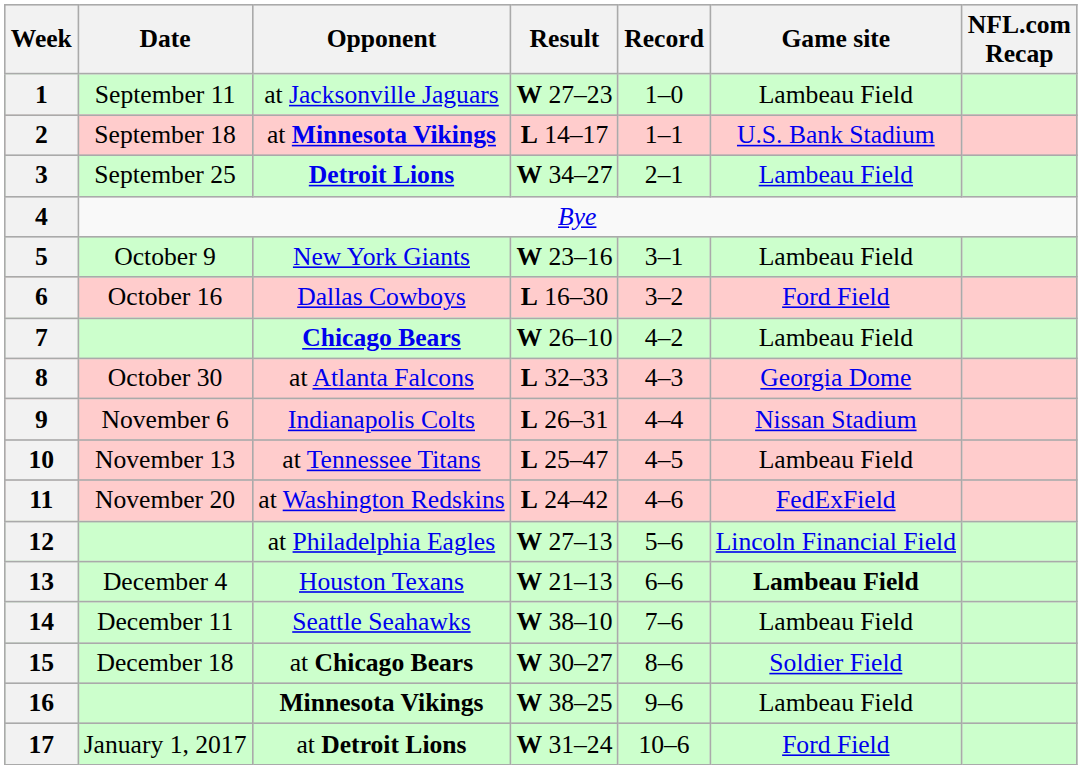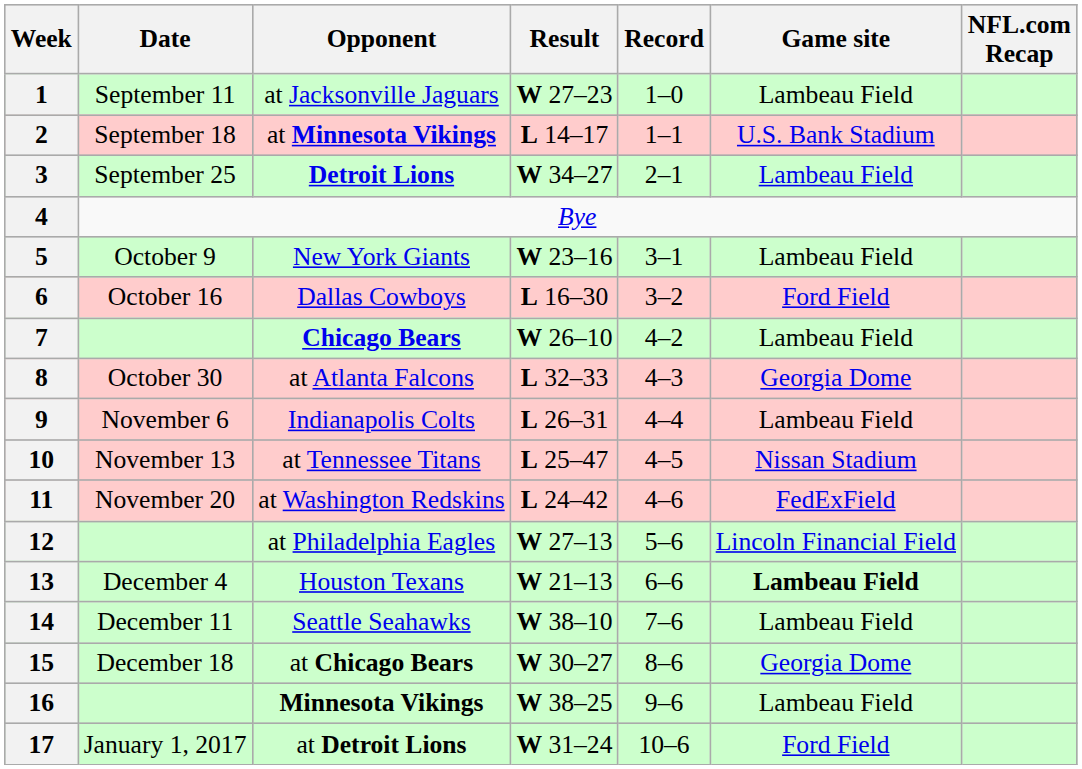(836, 418) Nissan Stadium -> (836, 418) Lambeau Field
(836, 459) Lambeau Field -> (836, 459) Nissan Stadium
(836, 662) Soldier Field -> (836, 662) Georgia Dome
